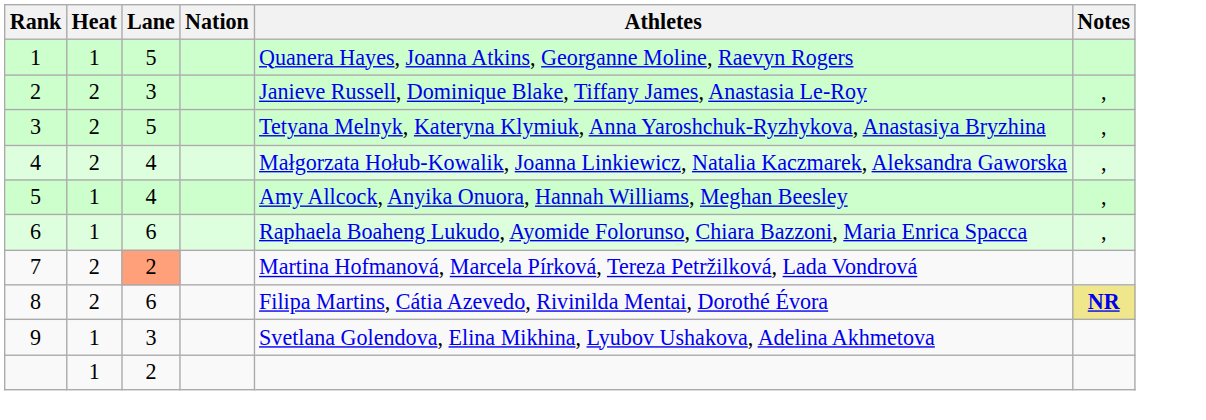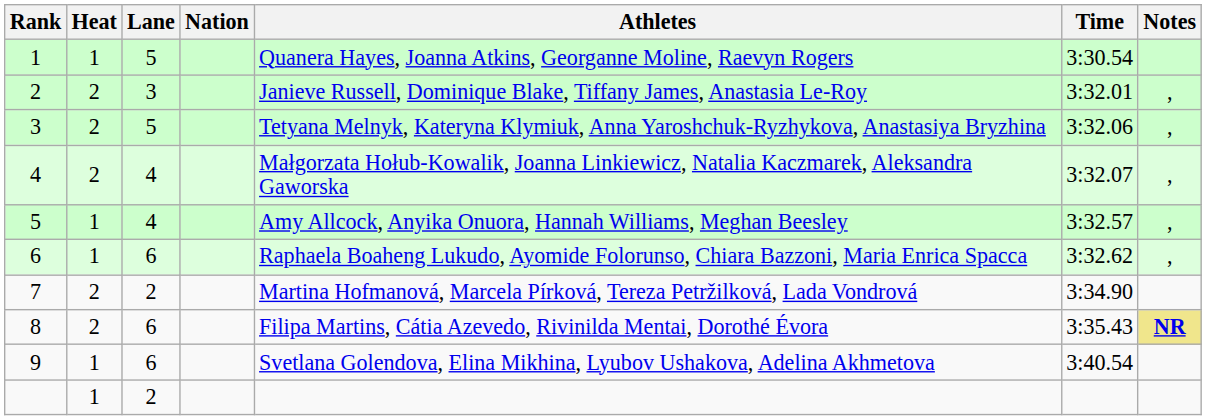+ column: (1100, 22)
(151, 267) lightsalmon background -> (151, 291) no background
(151, 337) 3 -> (151, 362) 6
